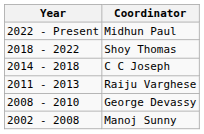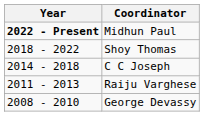(53, 31) normal -> (53, 31) bold
- row: (140, 120)
